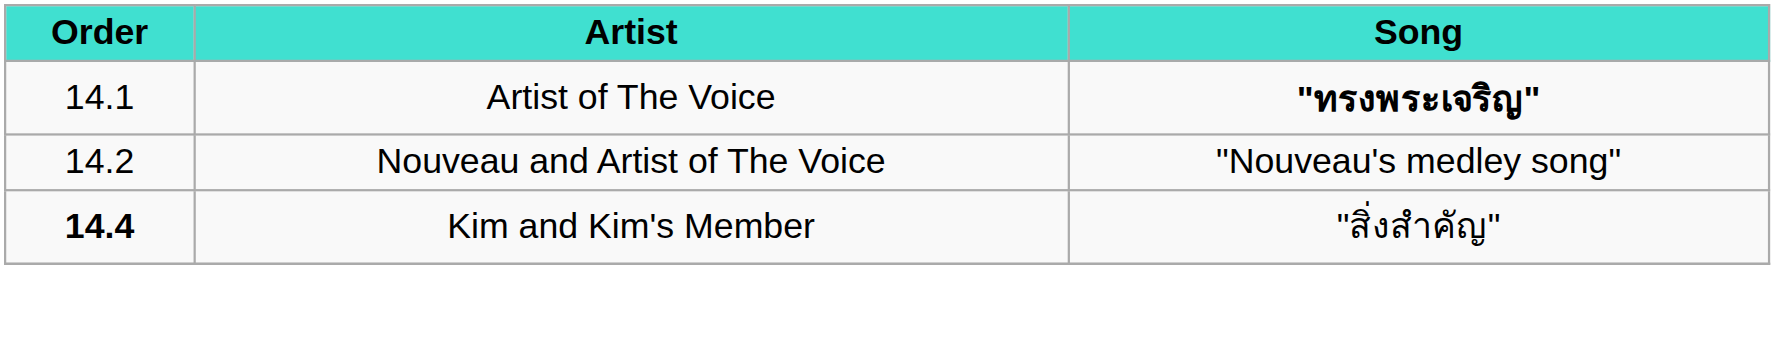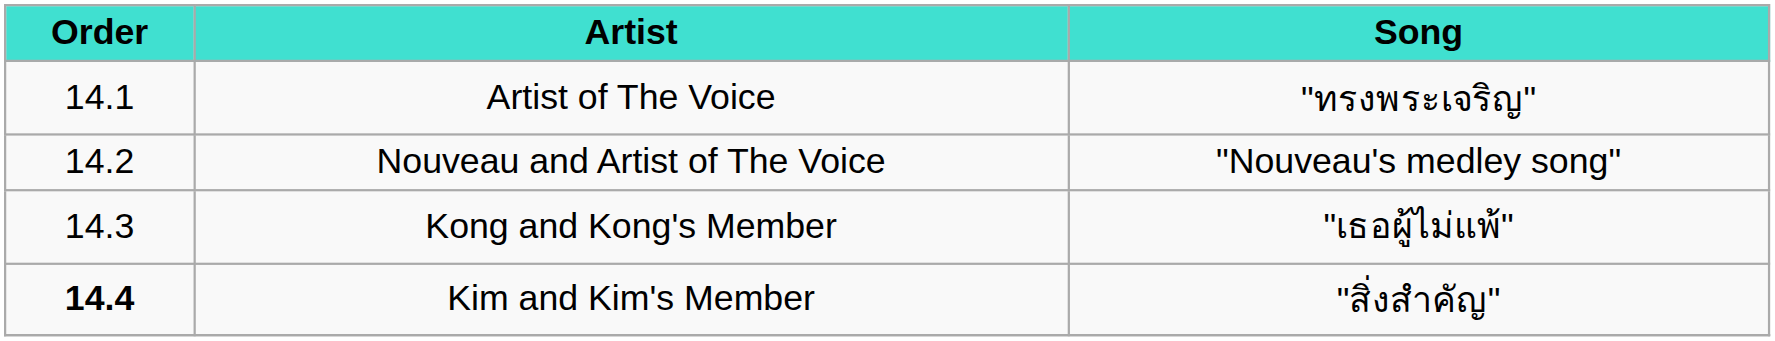(1419, 98) bold -> (1419, 98) normal
+ row: (631, 225)
